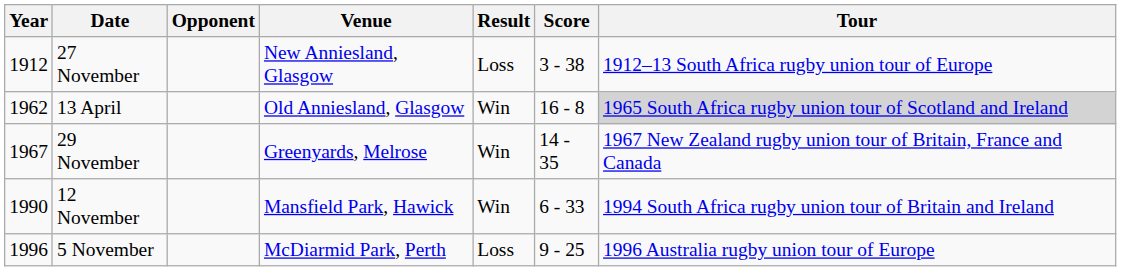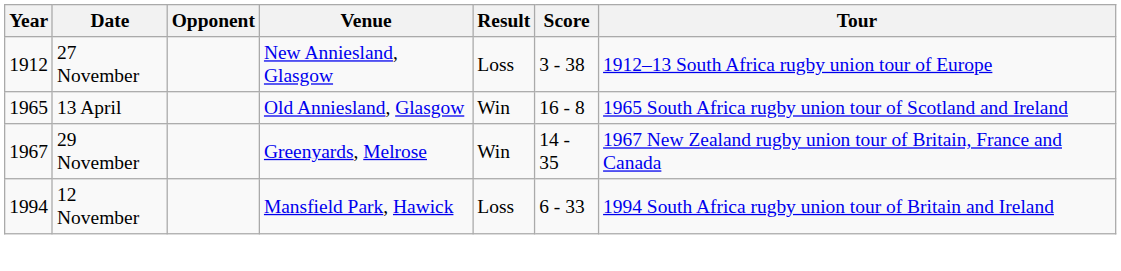(29, 107) 1962 -> (29, 107) 1965
(835, 107) lightgrey background -> (836, 107) no background
(29, 206) 1990 -> (29, 206) 1994
(494, 206) Win -> (496, 206) Loss
- row: (105, 250)
